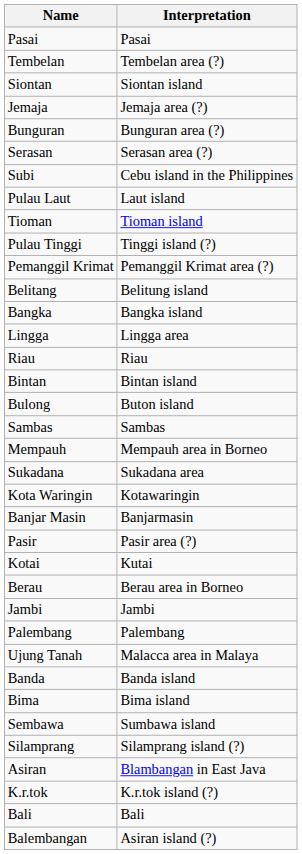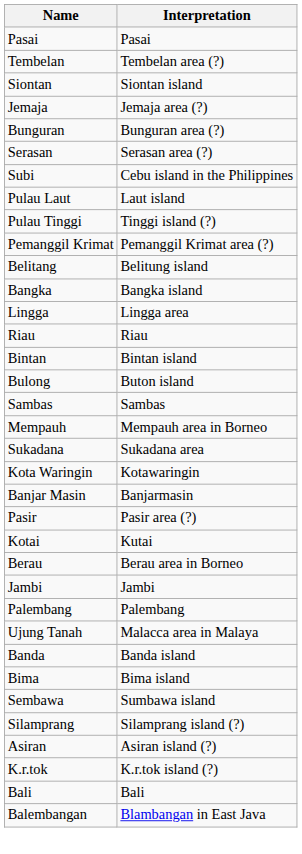- row: (30, 221)
(193, 769) Blambangan in East Java -> (168, 746) Asiran island (?)
(168, 838) Asiran island (?) -> (193, 815) Blambangan in East Java
